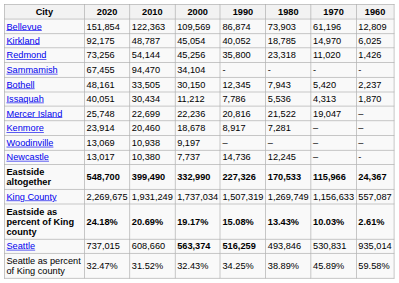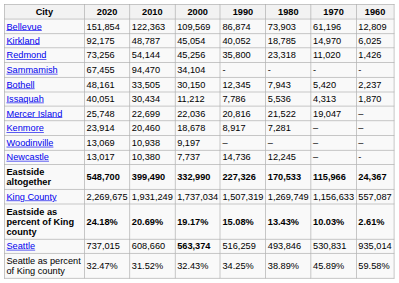(191, 114) 22,236 -> (191, 114) 22,036
(239, 247) bold -> (239, 247) normal
